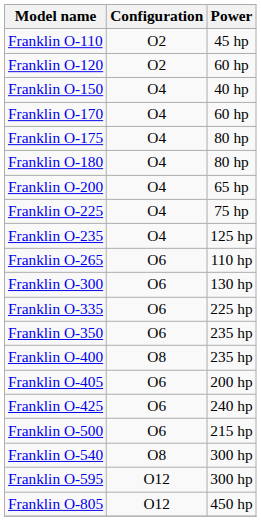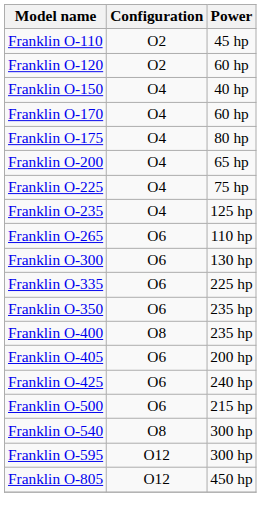- row: (56, 162)
